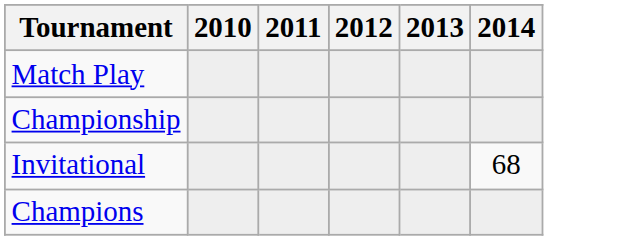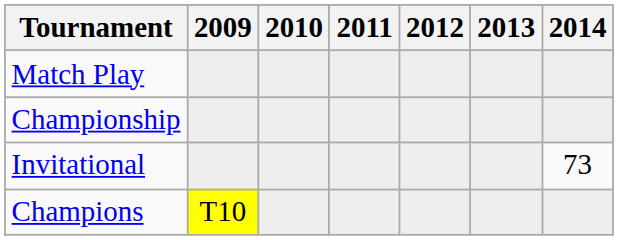+ column: (223, 27)
(506, 165) 68 -> (578, 165) 73
